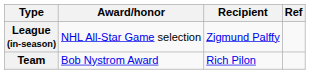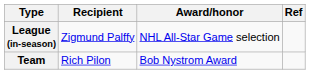columns swapped: (131, 13) <-> (243, 13)
